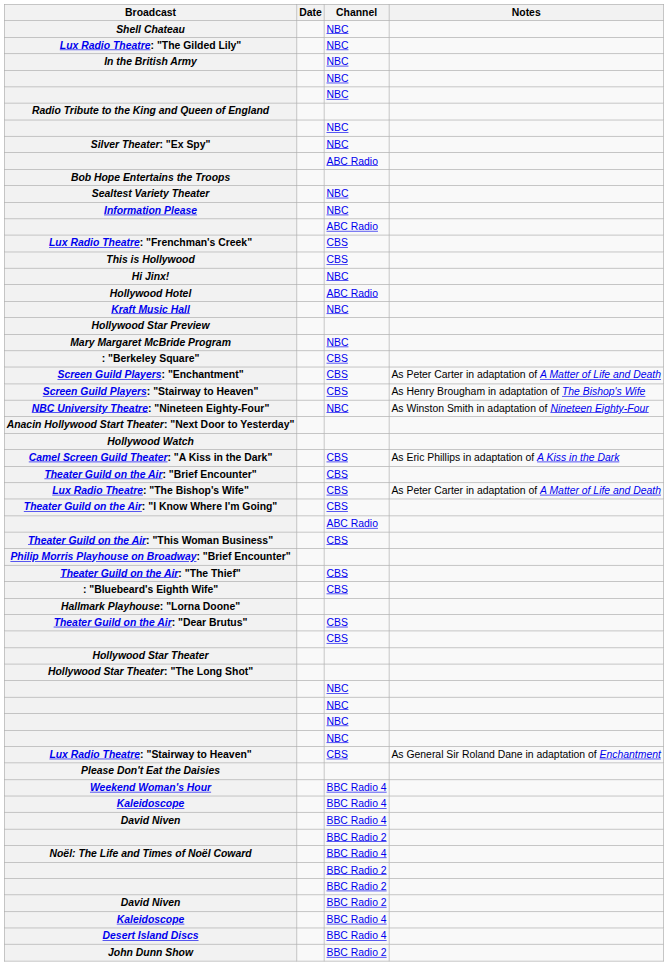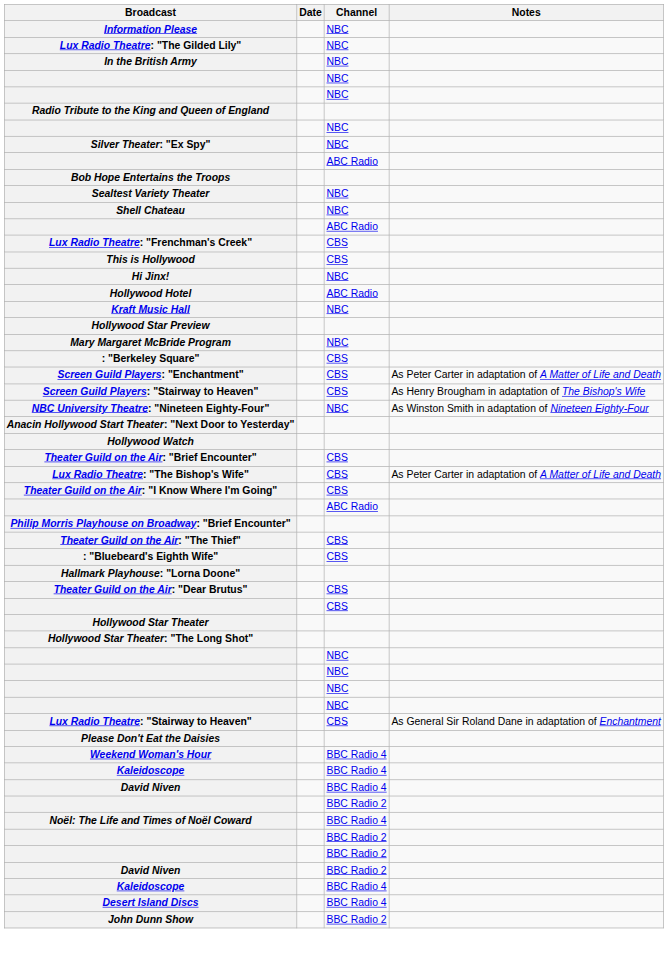rows swapped: (151, 29) <-> (151, 210)
- row: (151, 458)
- row: (151, 540)
